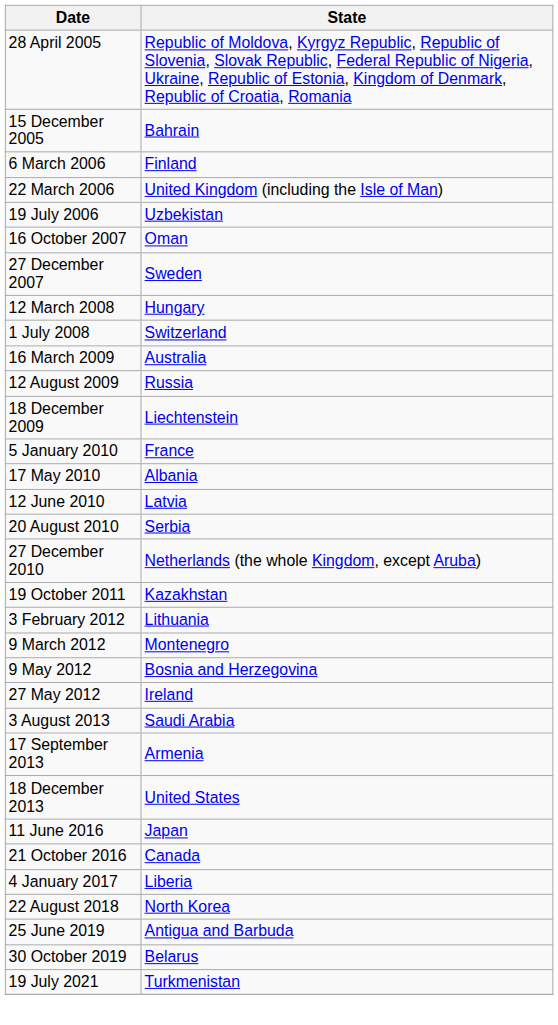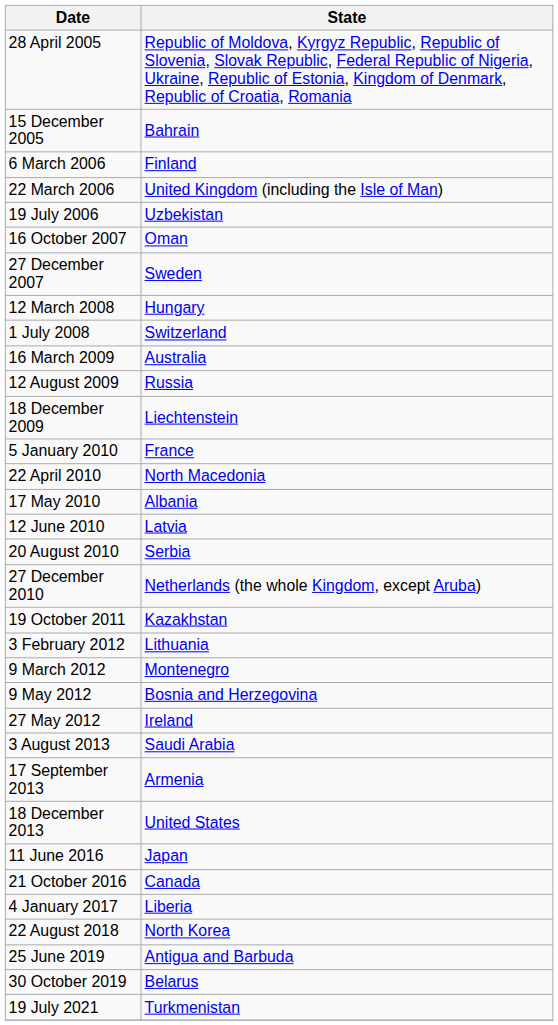+ row: (55, 476)
